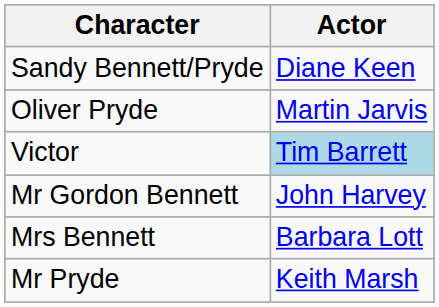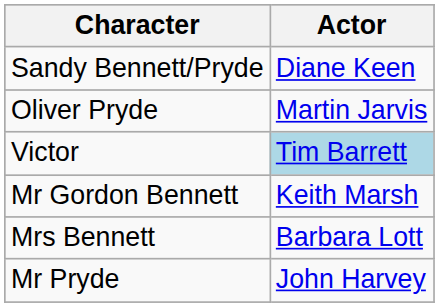(351, 195) John Harvey -> (347, 195) Keith Marsh
(347, 279) Keith Marsh -> (351, 279) John Harvey
